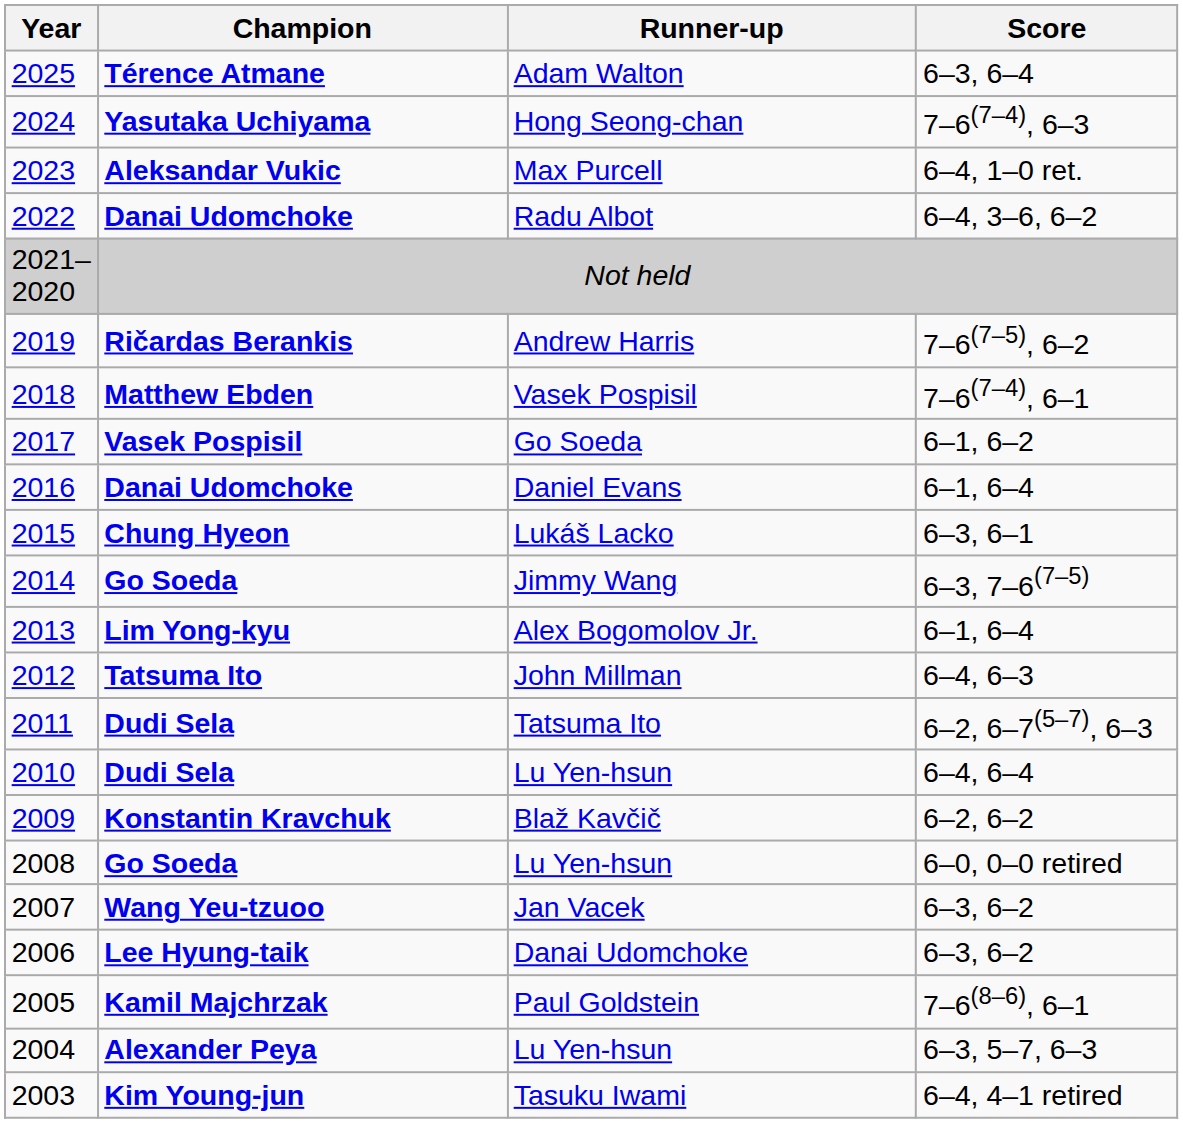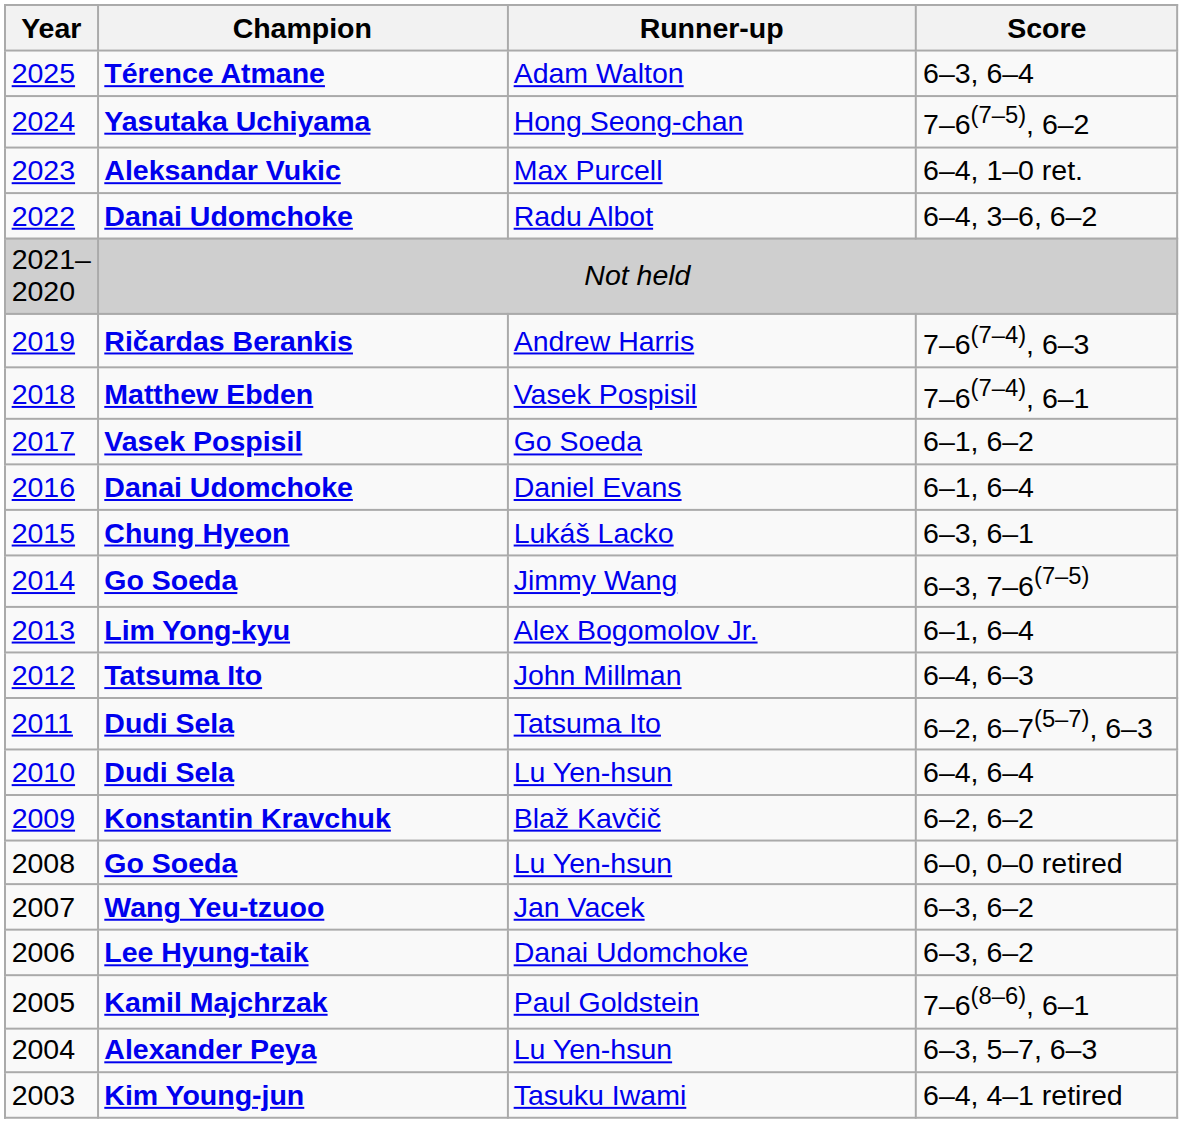(1006, 122) 7–6(7–4), 6–3 -> (1006, 122) 7–6(7–5), 6–2
(1006, 341) 7–6(7–5), 6–2 -> (1006, 341) 7–6(7–4), 6–3
